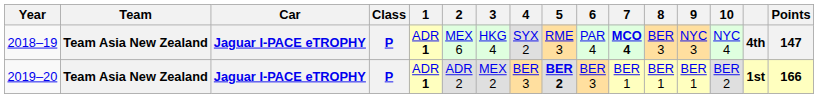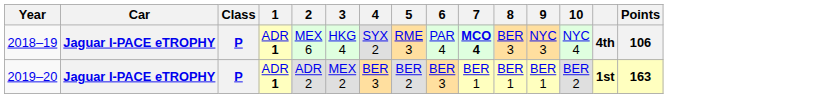- column: (136, 15)
(791, 42) 147 -> (640, 42) 106
(559, 77) bold -> (409, 77) normal
(791, 77) 166 -> (640, 77) 163
